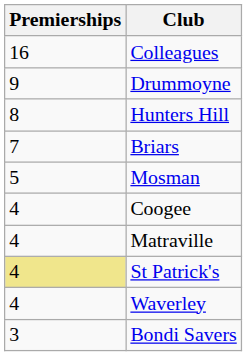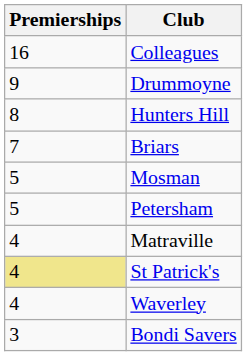+ row: (172, 209)
- row: (161, 209)
